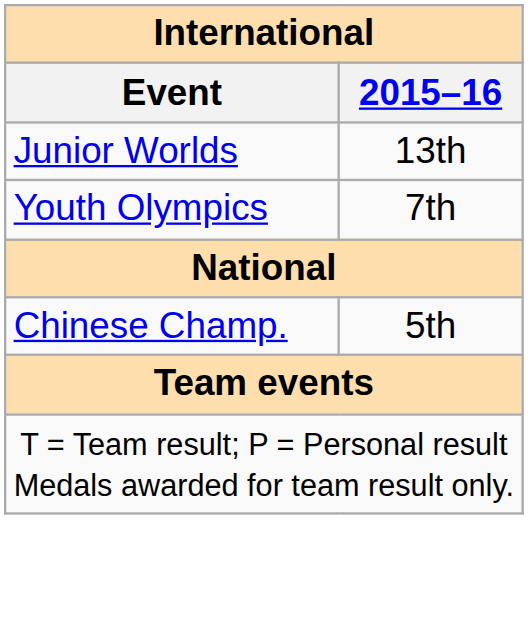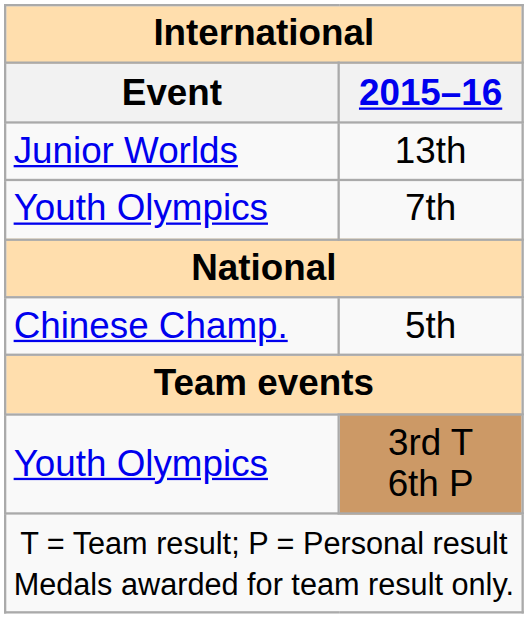+ row: (431, 462)
